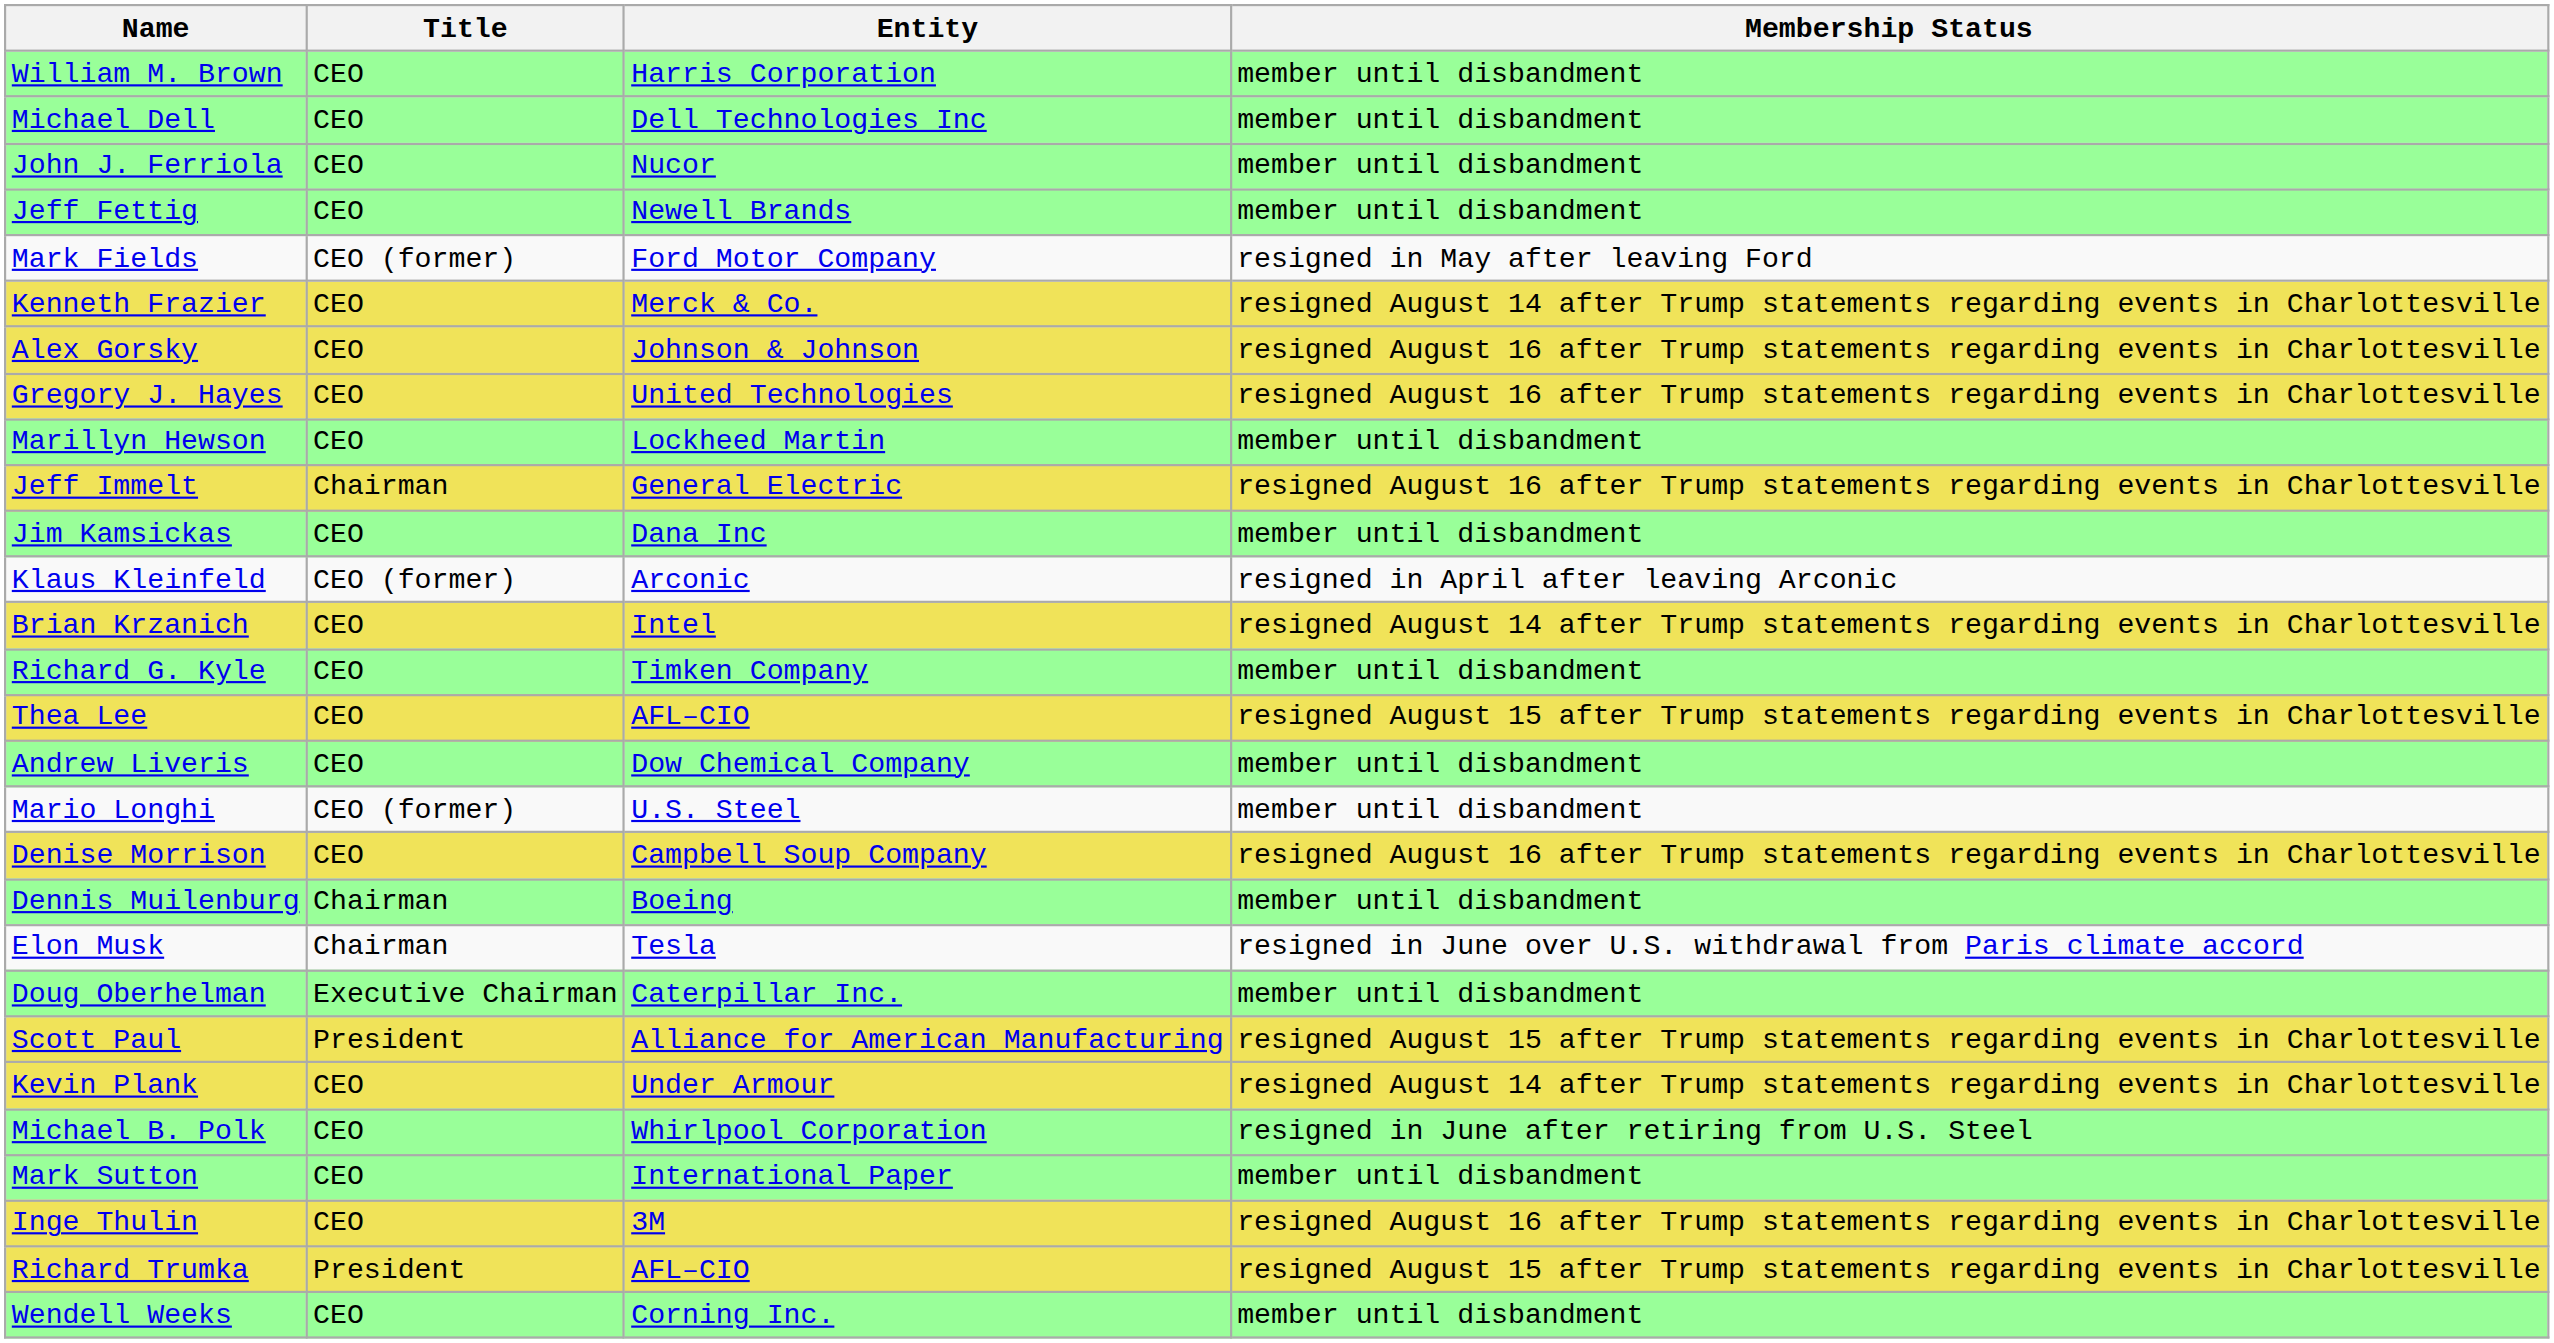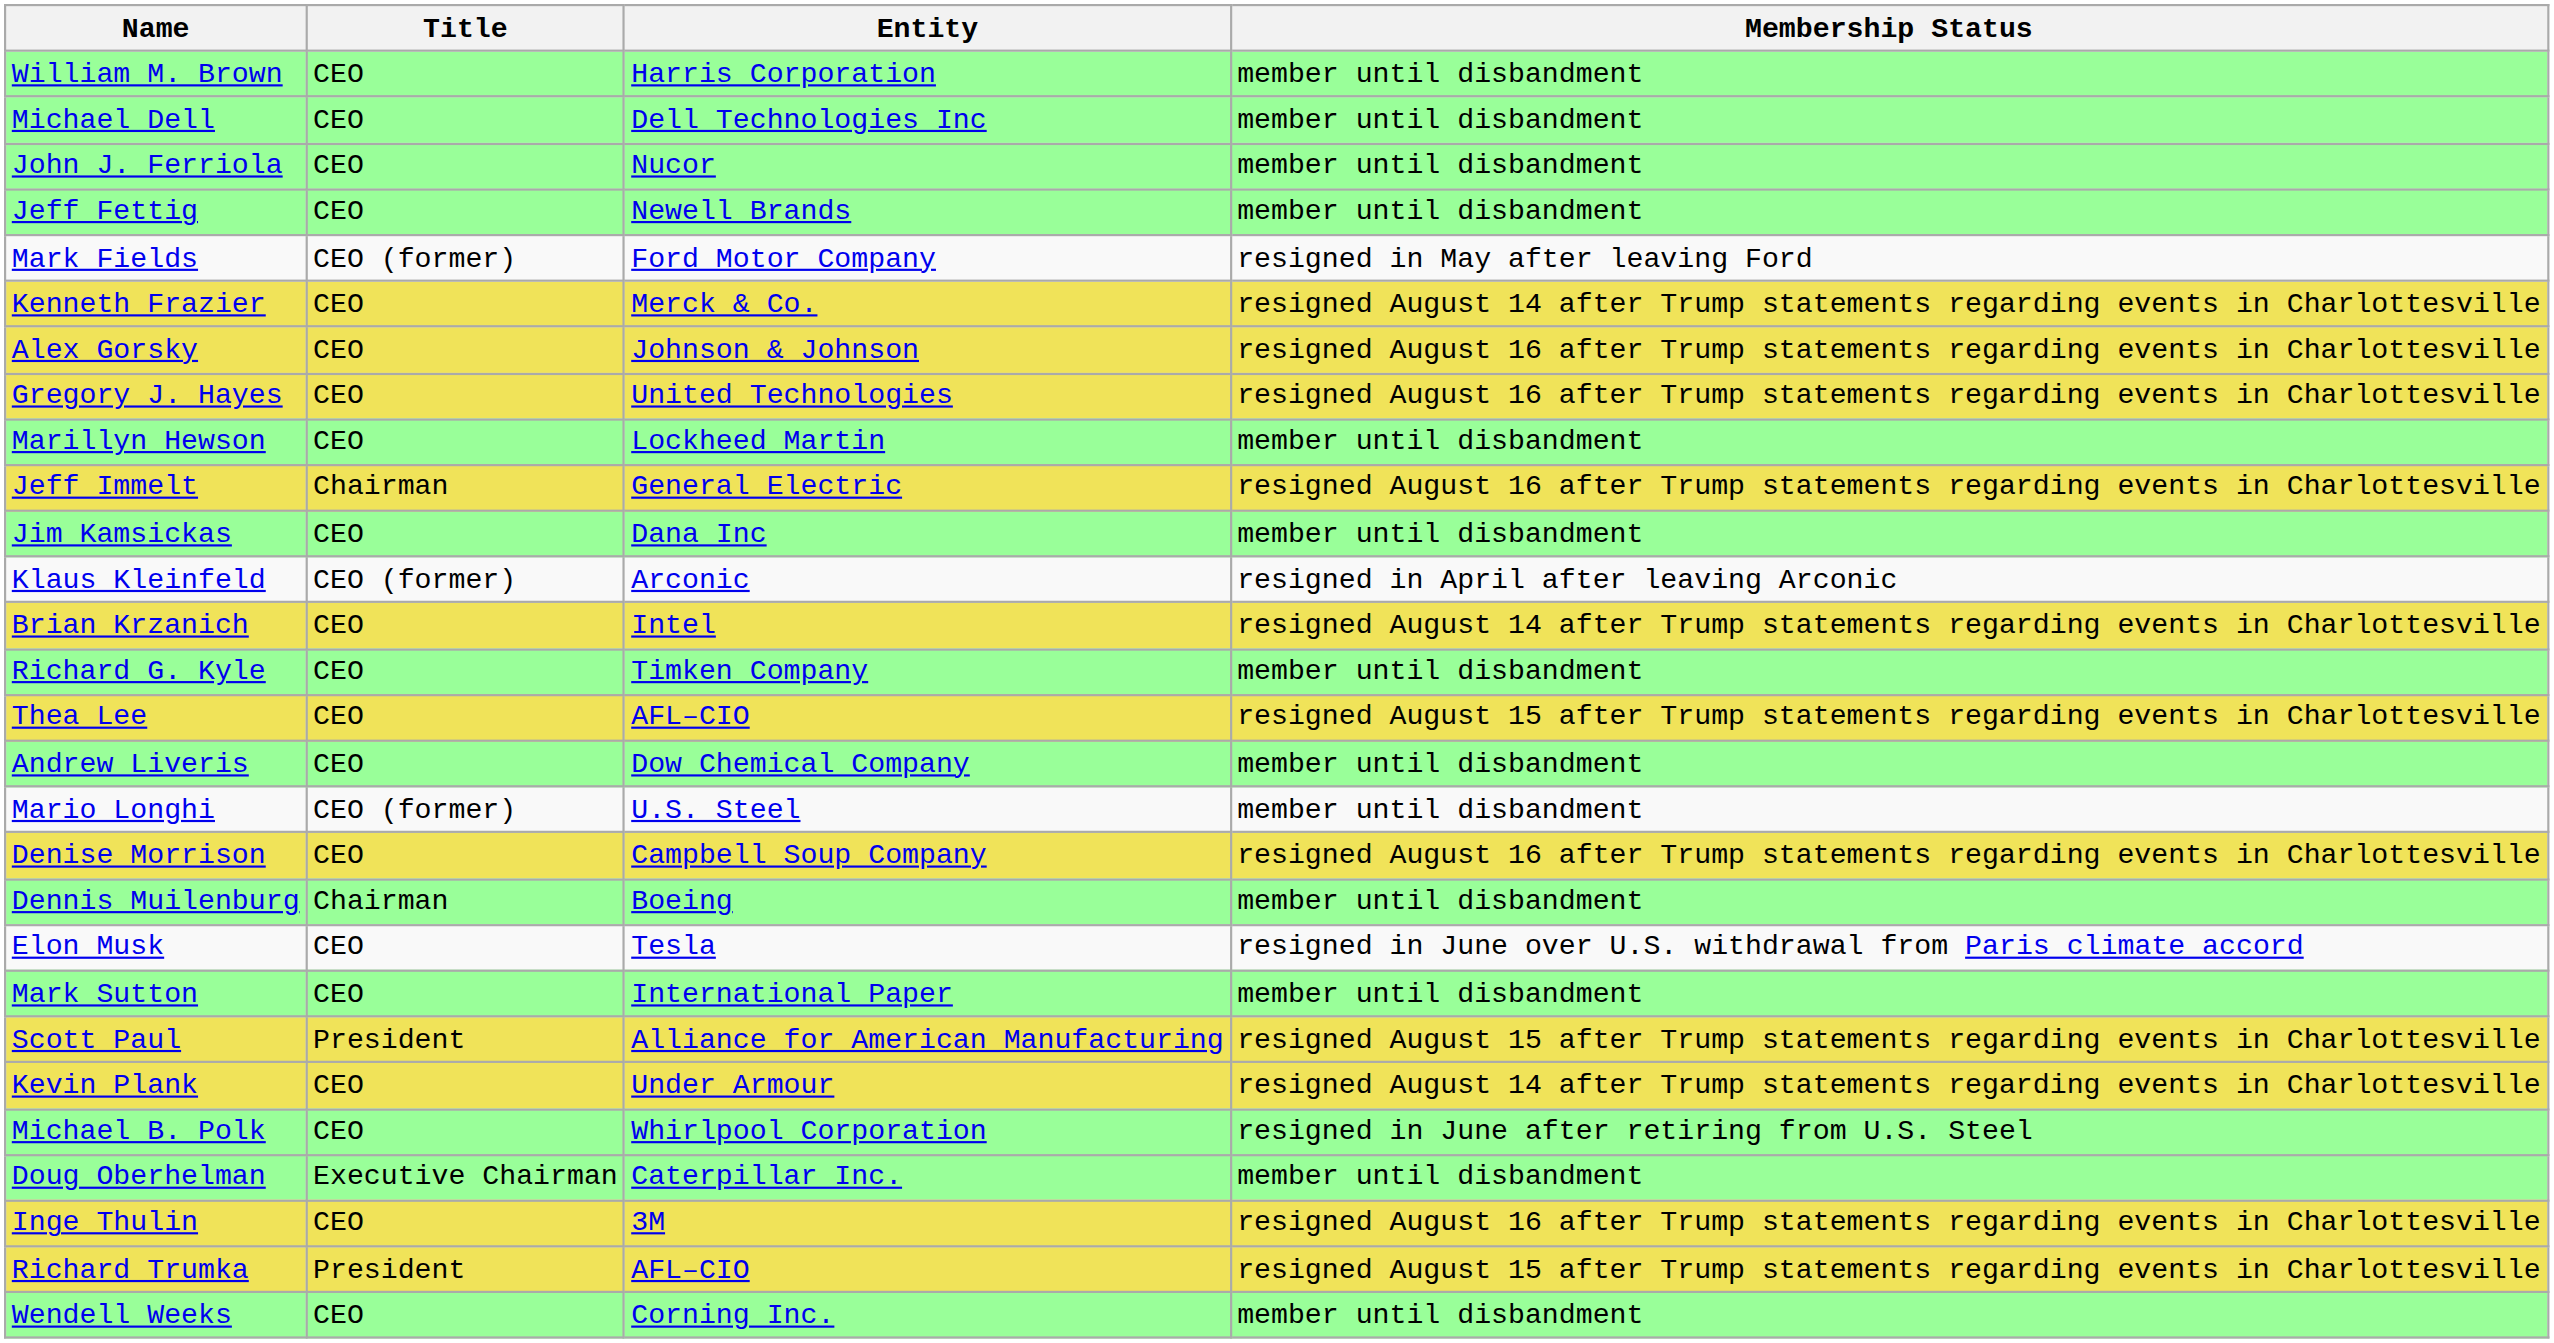(381, 948) Chairman -> (338, 948) CEO
rows swapped: (139, 994) <-> (105, 1177)
